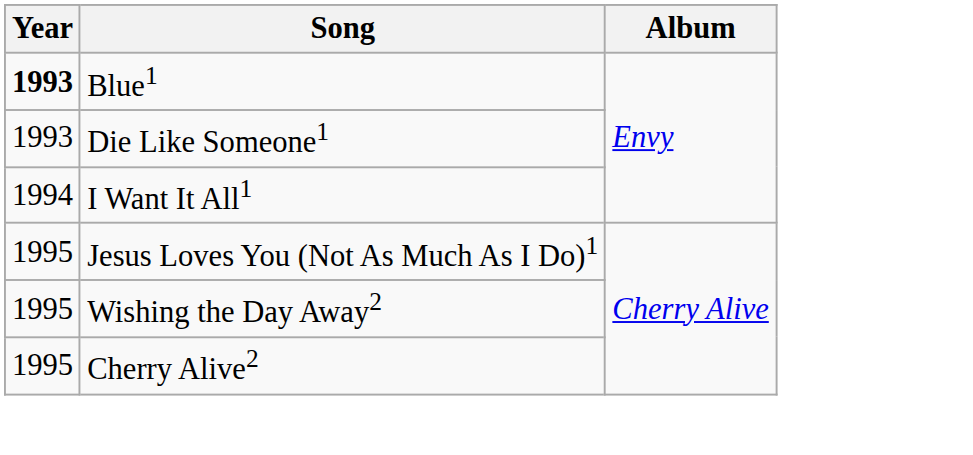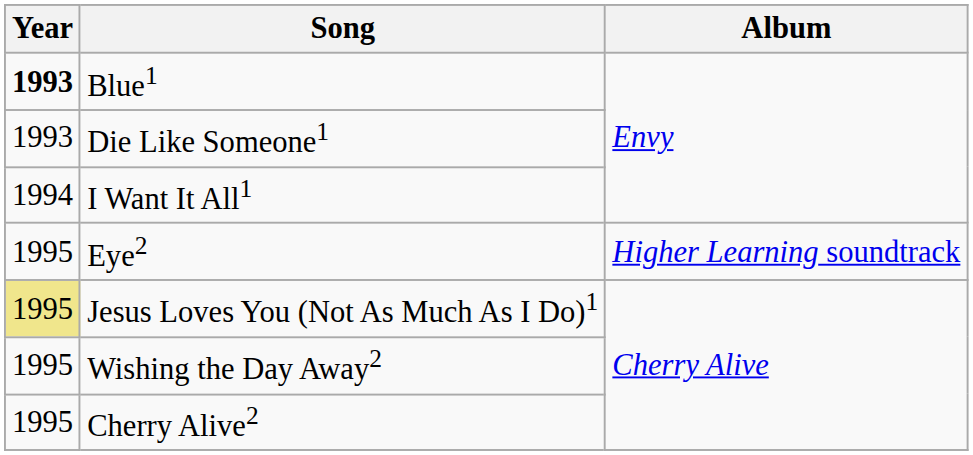+ row: (117, 251)
(43, 251) no background -> (43, 308) khaki background
